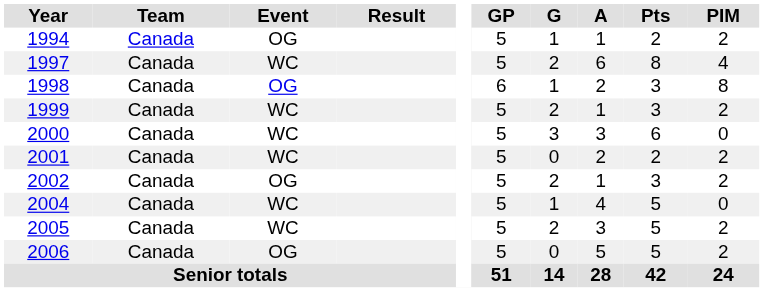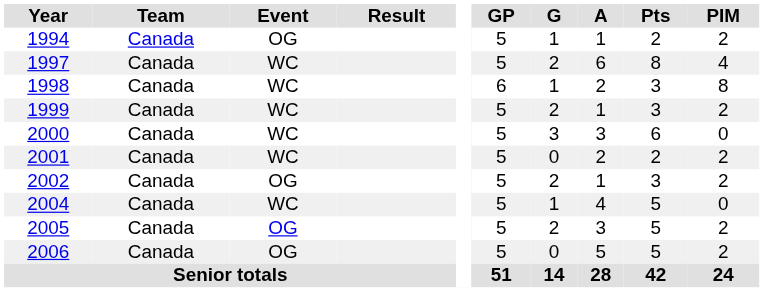(283, 86) OG -> (283, 86) WC
(283, 228) WC -> (283, 228) OG
